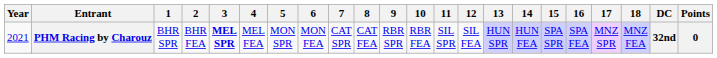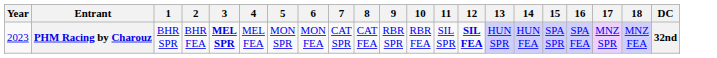- column: (695, 13)
(18, 37) 2021 -> (18, 37) 2023
(471, 37) normal -> (472, 37) bold
